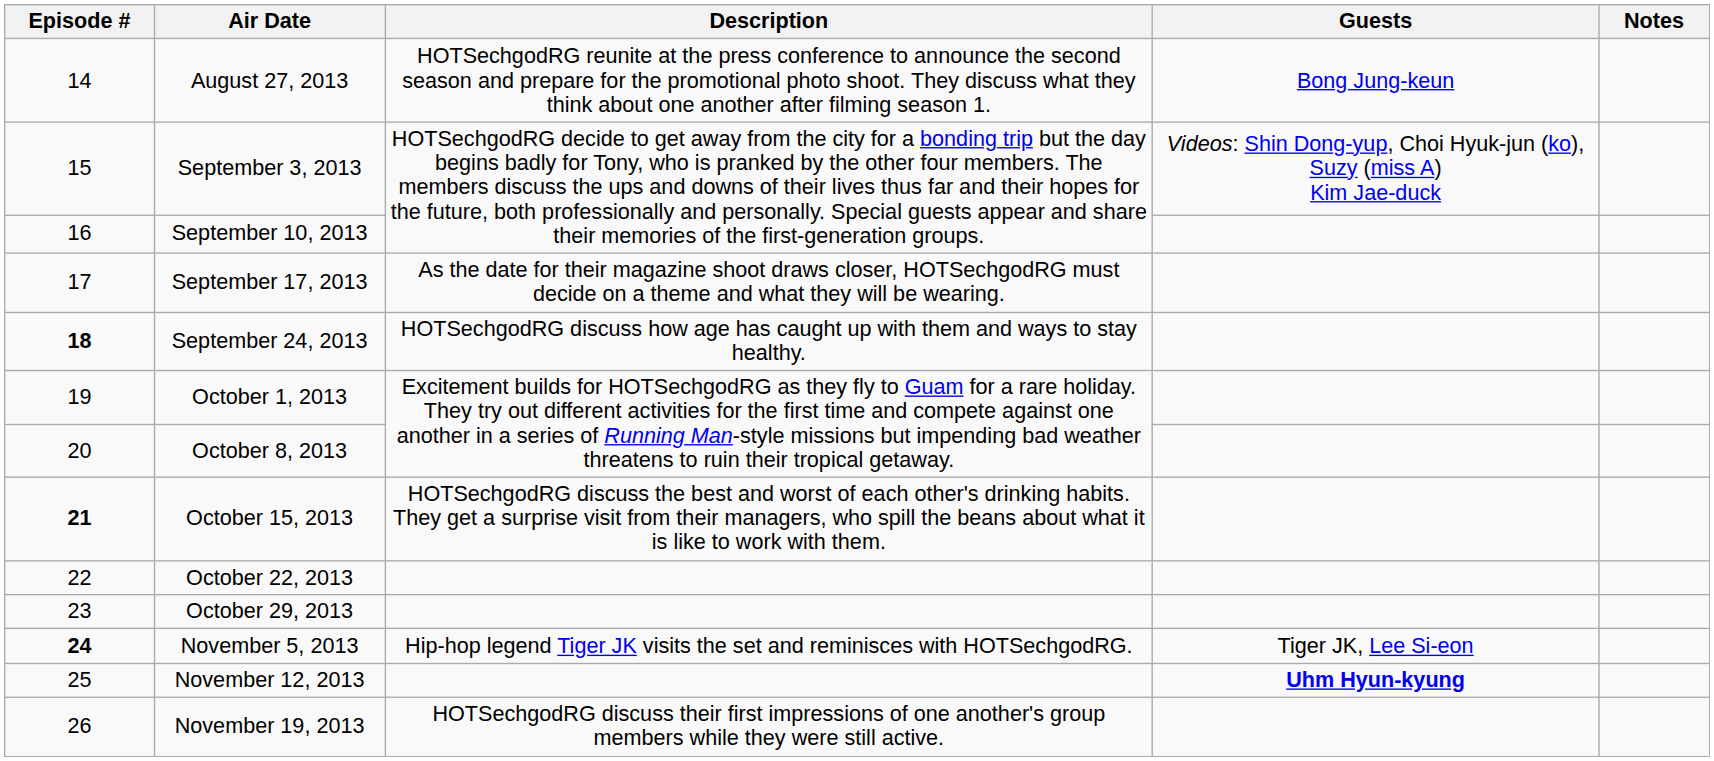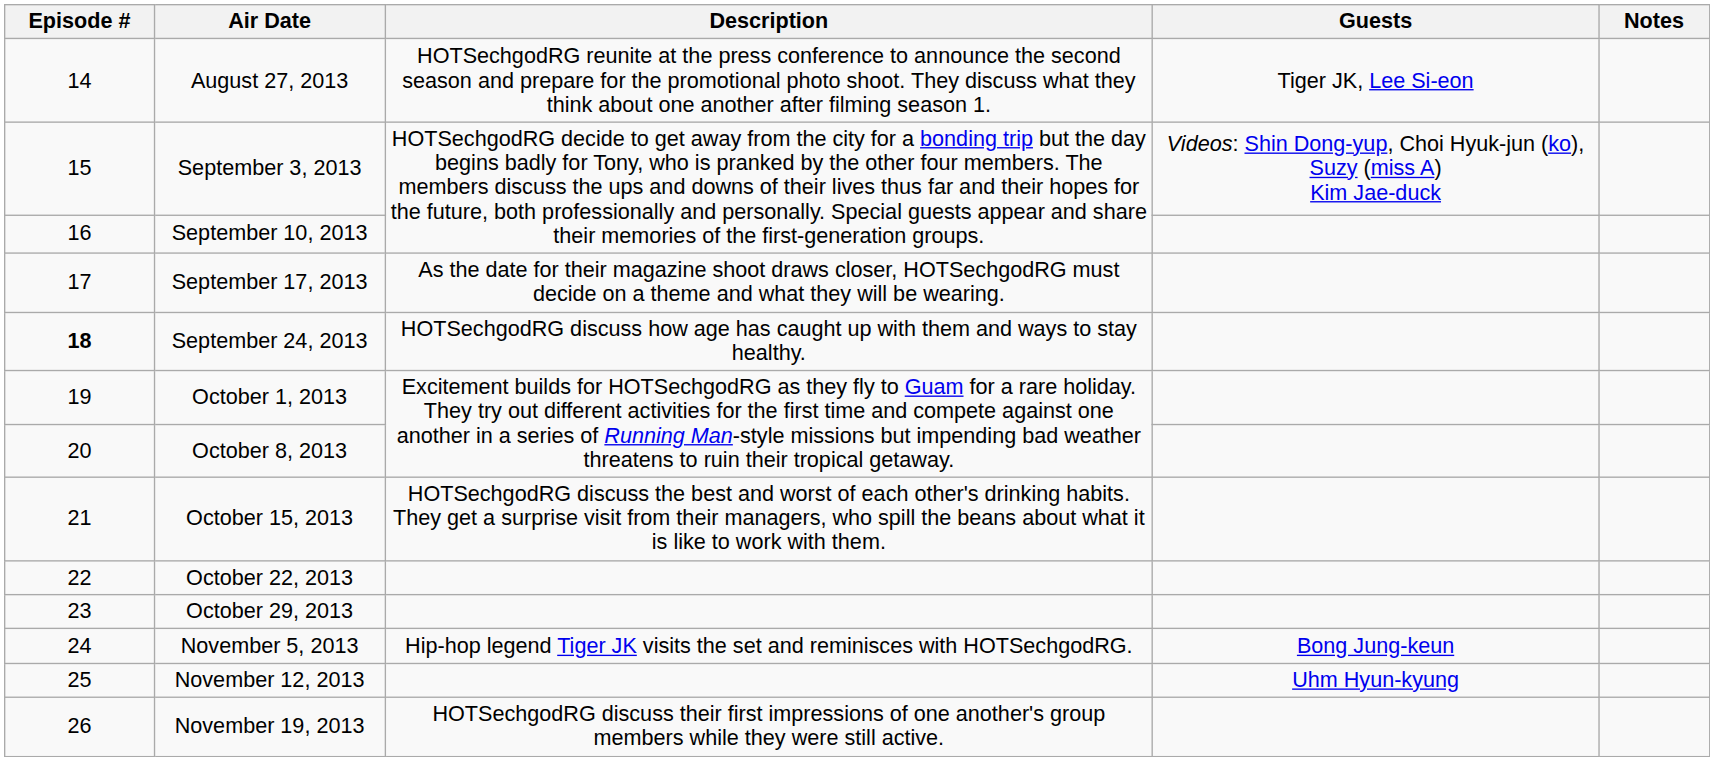(1376, 80) Bong Jung-keun -> (1376, 80) Tiger JK, Lee Si-eon
(79, 518) bold -> (79, 518) normal
(79, 645) bold -> (79, 645) normal
(1376, 645) Tiger JK, Lee Si-eon -> (1376, 645) Bong Jung-keun
(1376, 680) bold -> (1376, 680) normal
